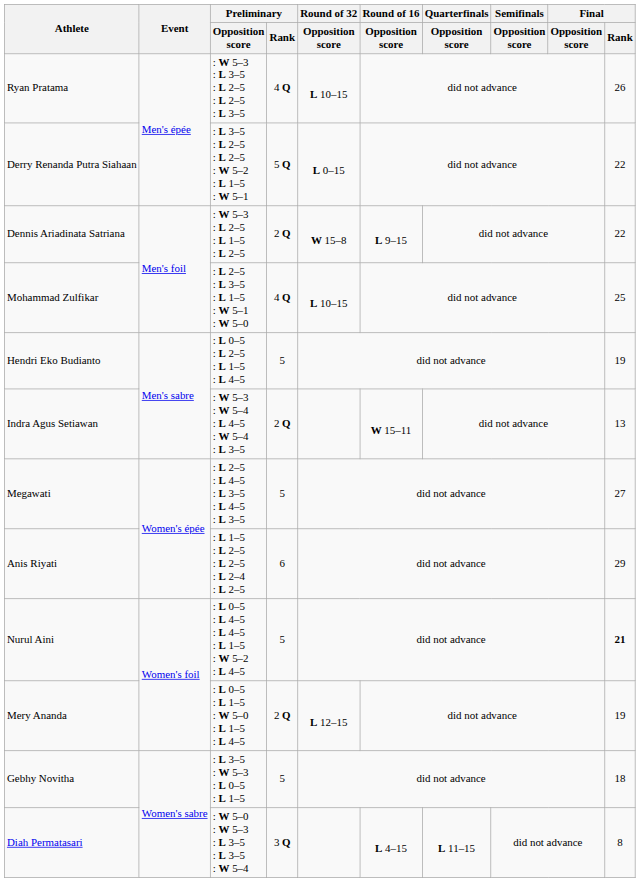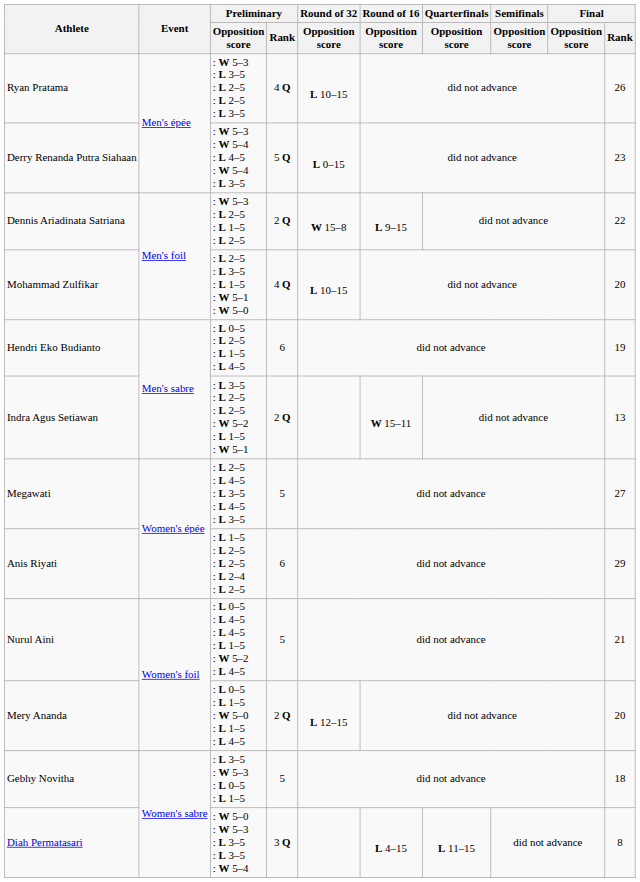(231, 164) : L 3–5 : L 2–5 : L 2–5 : W 5–2 : L 1–5 : W 5–1 -> (231, 158) : W 5–3 : W 5–4 : L 4–5 : W 5–4 : L 3–5
(620, 164) 22 -> (620, 158) 23
(620, 297) 25 -> (620, 285) 20
(282, 361) 5 -> (282, 348) 6
(231, 424) : W 5–3 : W 5–4 : L 4–5 : W 5–4 : L 3–5 -> (231, 418) : L 3–5 : L 2–5 : L 2–5 : W 5–2 : L 1–5 : W 5–1
(620, 640) bold -> (620, 640) normal
(620, 716) 19 -> (620, 716) 20
